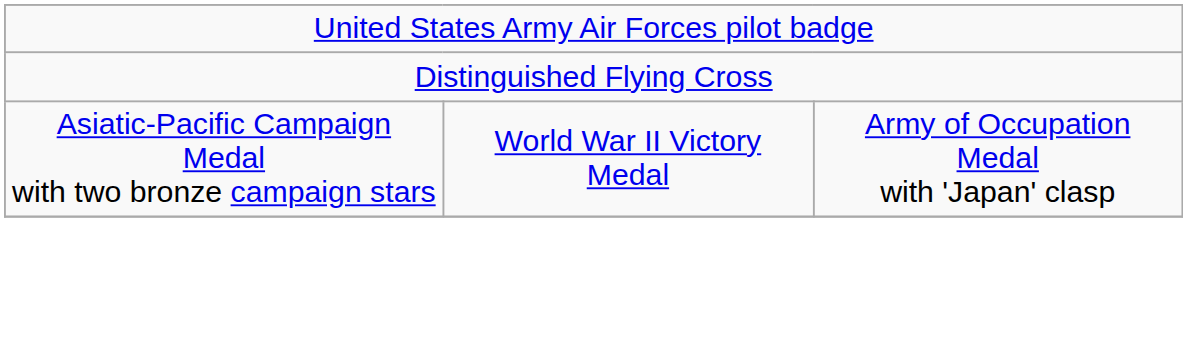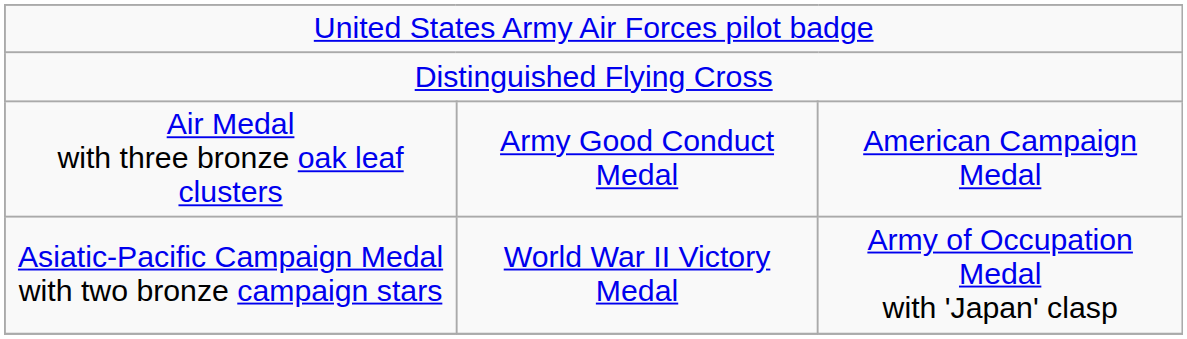+ row: (231, 158)
